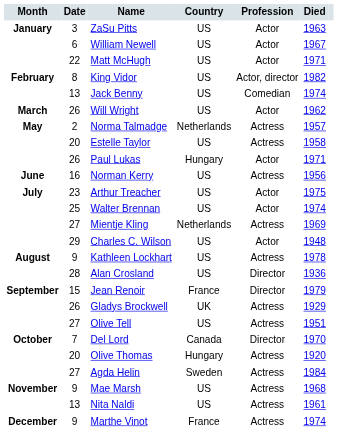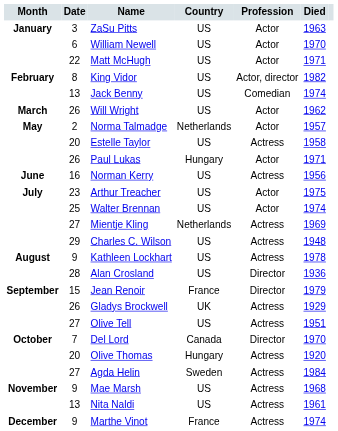(315, 45) 1967 -> (315, 45) 1970
(267, 127) Actress -> (267, 127) Actor
(267, 241) Actor -> (267, 241) Actress
